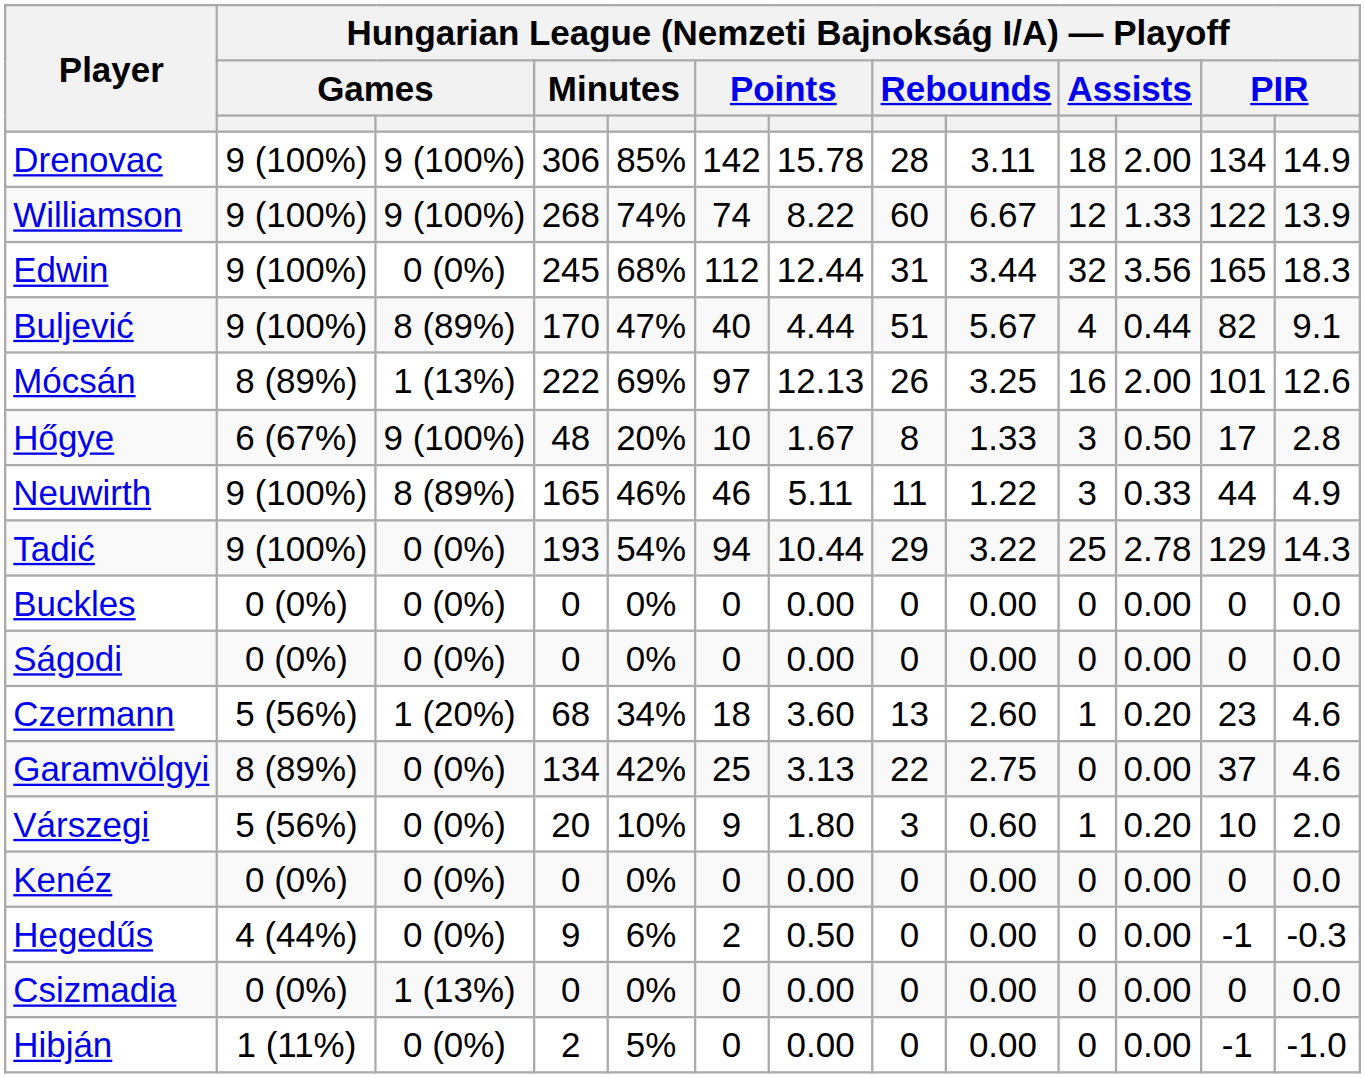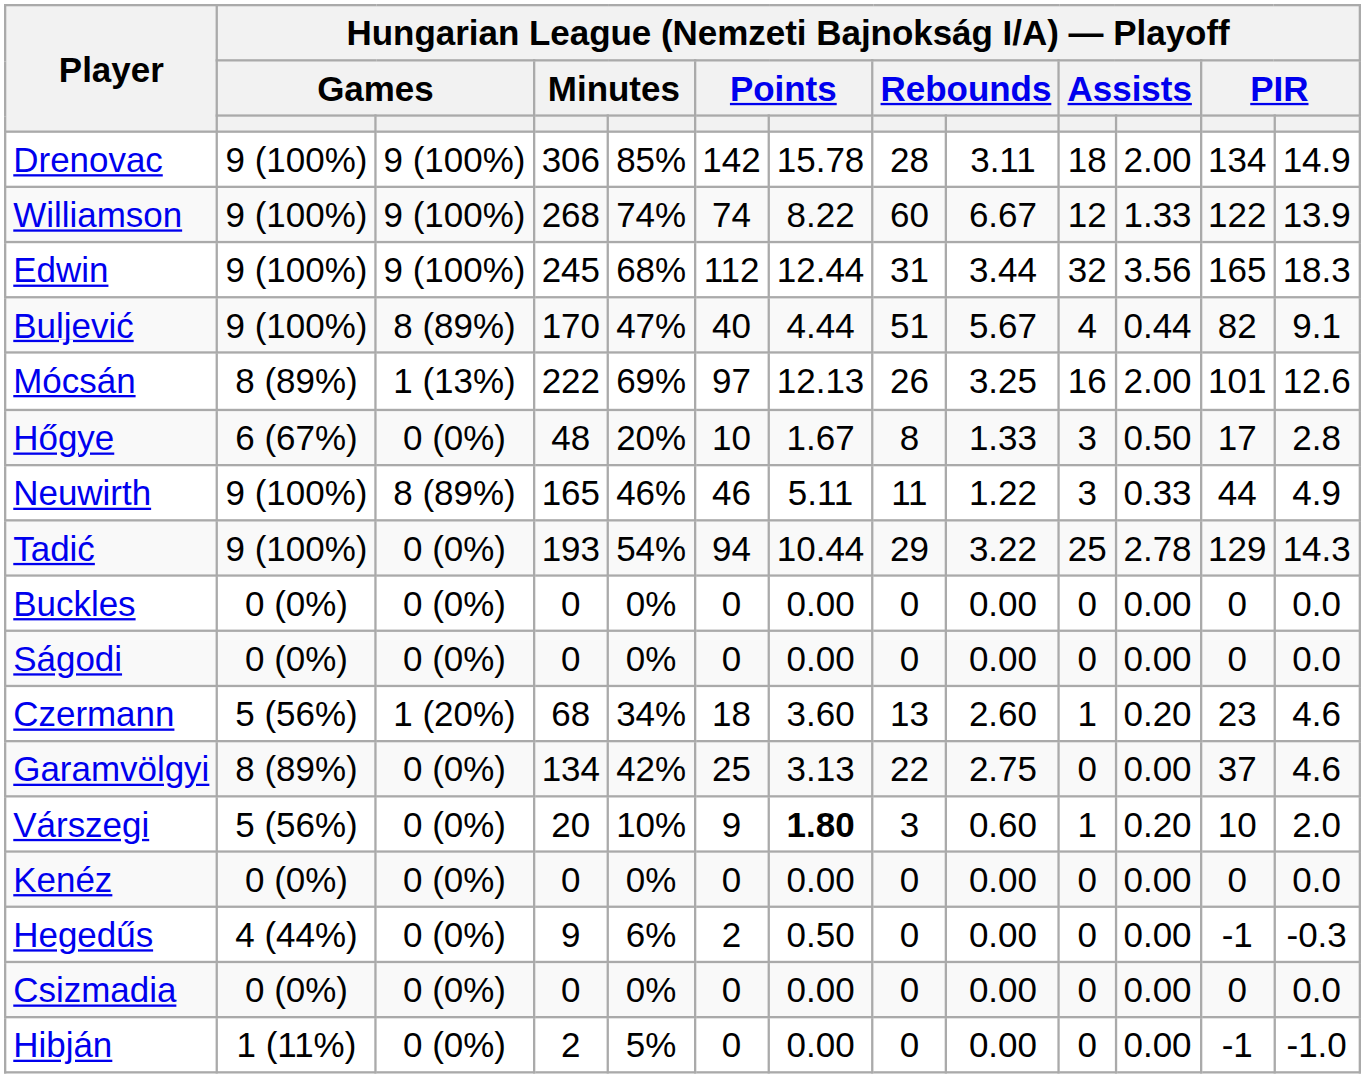(454, 271) 0 (0%) -> (454, 271) 9 (100%)
(454, 437) 9 (100%) -> (454, 437) 0 (0%)
(821, 824) normal -> (821, 824) bold
(454, 990) 1 (13%) -> (454, 990) 0 (0%)
